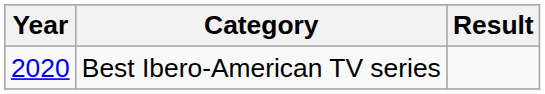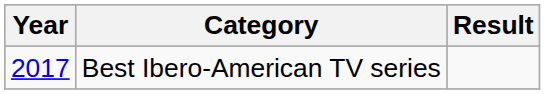(40, 67) 2020 -> (40, 67) 2017
